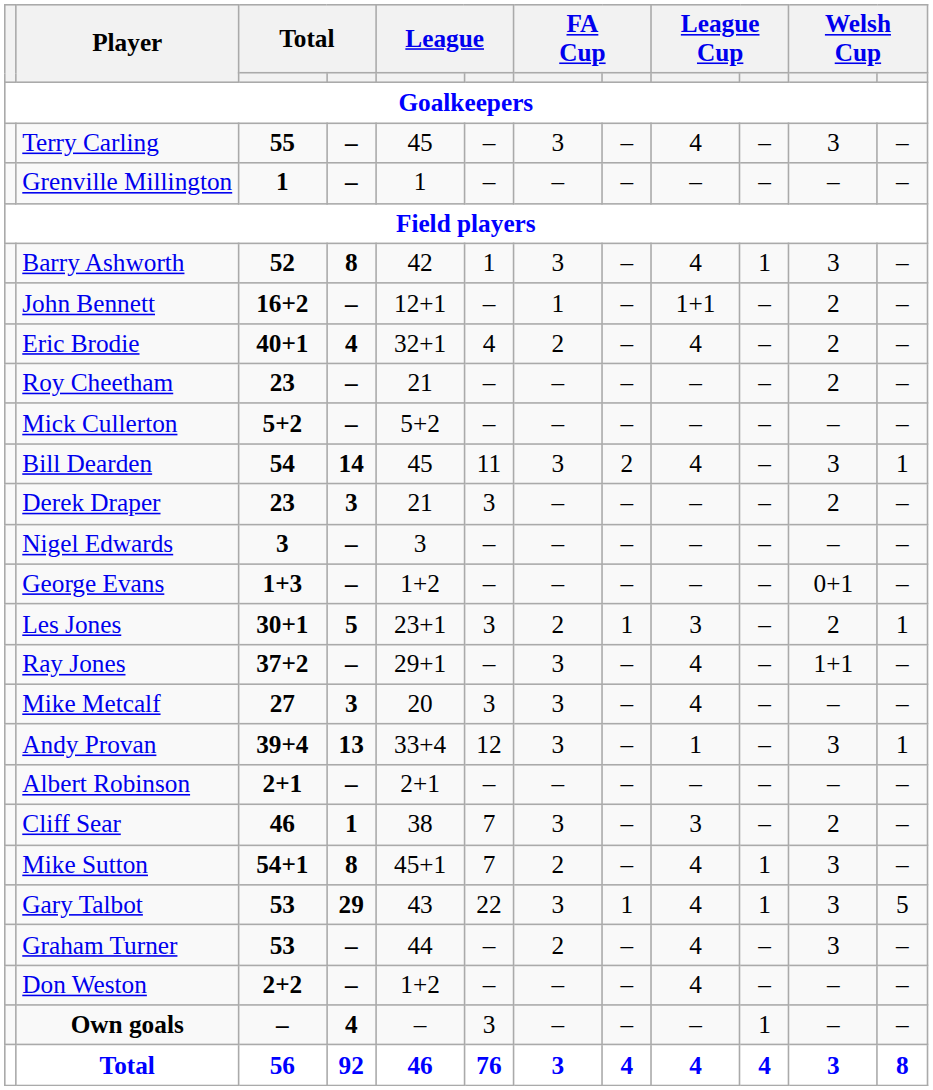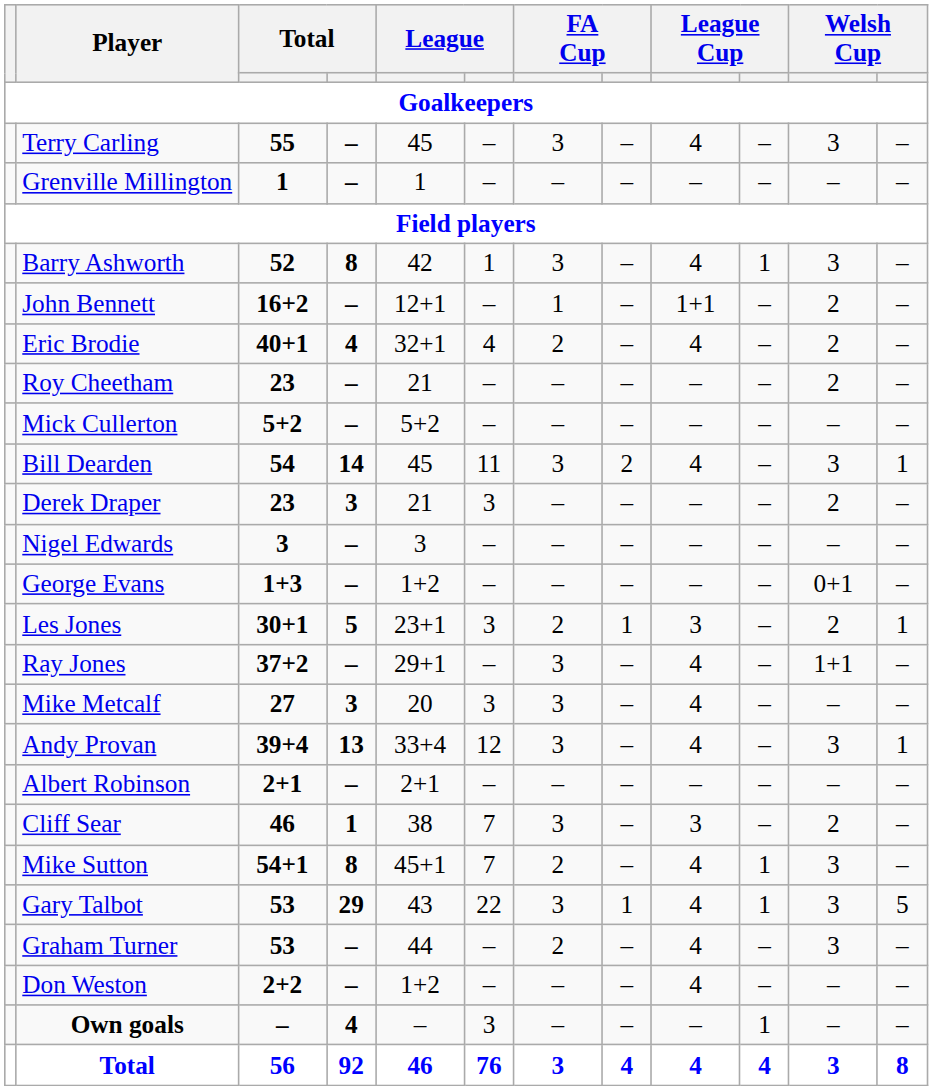(696, 744) 1 -> (696, 744) 4
